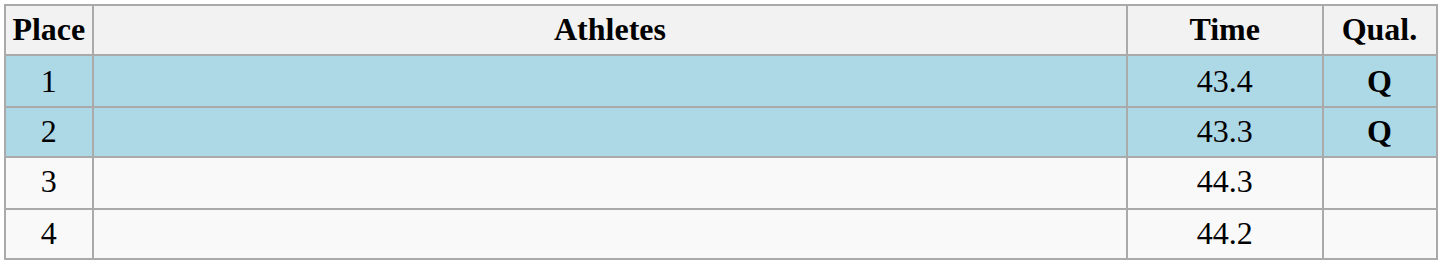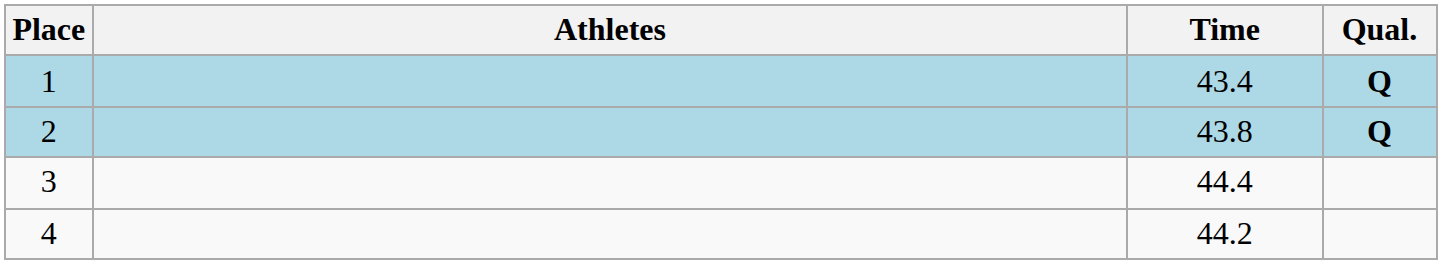(1225, 131) 43.3 -> (1225, 131) 43.8
(1225, 182) 44.3 -> (1225, 182) 44.4
